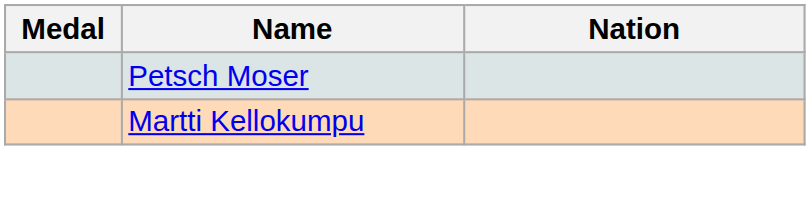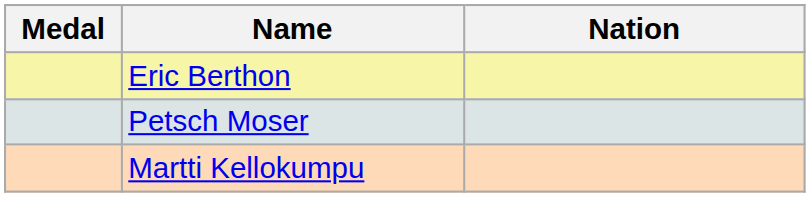+ row: (209, 75)
